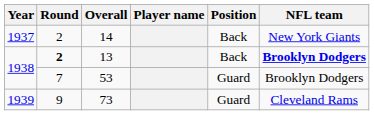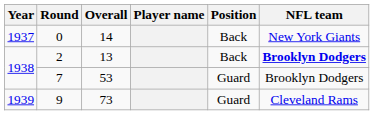(59, 36) 2 -> (59, 36) 0
(59, 57) bold -> (59, 57) normal
